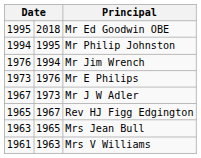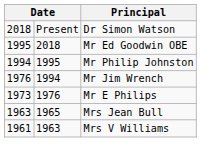+ row: (129, 29)
- row: (102, 95)
- row: (129, 112)
